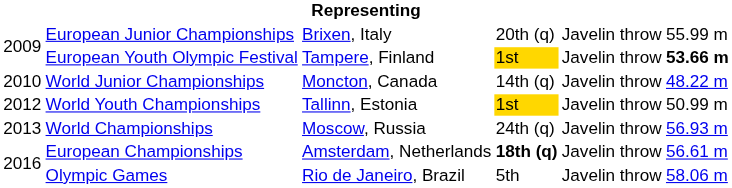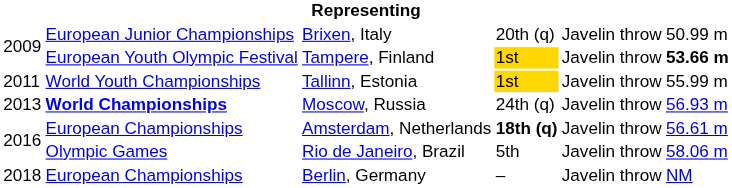(697, 34) 55.99 m -> (697, 34) 50.99 m
- row: (370, 81)
(22, 104) 2012 -> (22, 81) 2011
(697, 104) 50.99 m -> (697, 81) 55.99 m
(129, 128) normal -> (136, 104) bold
+ row: (364, 175)
